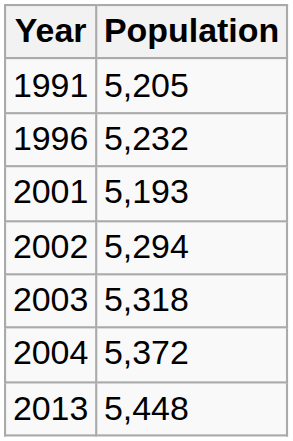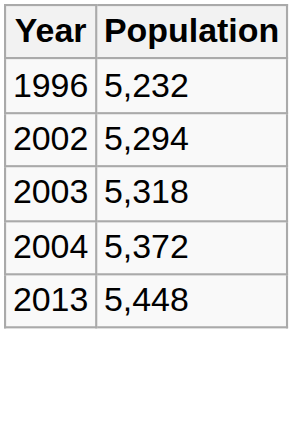- row: (51, 85)
- row: (51, 192)
